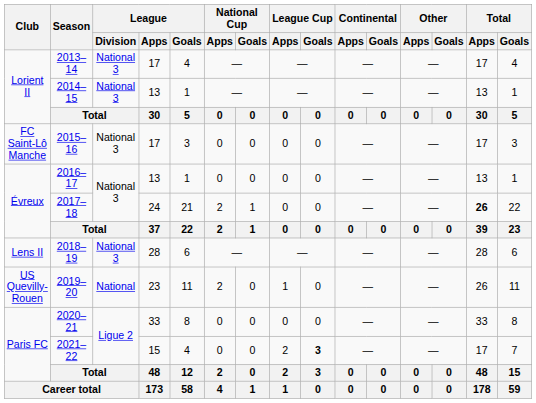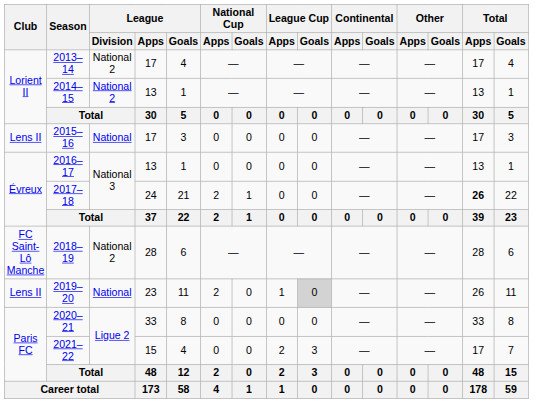(116, 64) National 3 -> (112, 64) National 2
(116, 92) National 3 -> (112, 92) National 2
(27, 144) FC Saint-Lô Manche -> (26, 138) Lens II
(116, 144) National 3 -> (112, 138) National
(27, 252) Lens II -> (26, 252) FC Saint-Lô Manche
(116, 252) National 3 -> (112, 252) National 2
(27, 287) US Quevilly-Rouen -> (26, 293) Lens II
(318, 287) no background -> (314, 293) lightgrey background
(318, 350) bold -> (314, 350) normal
